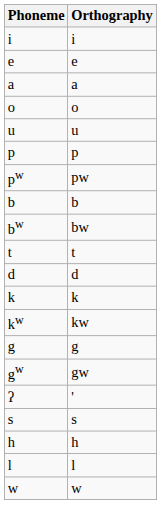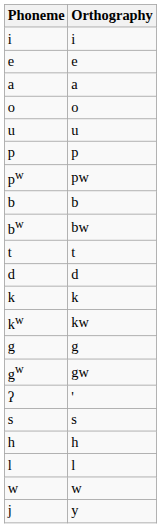+ row: (10, 511)
